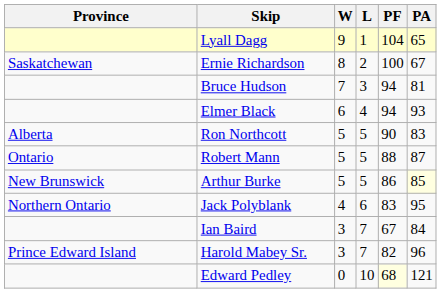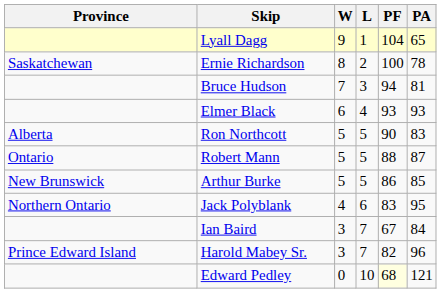(418, 63) 67 -> (418, 63) 78
(389, 110) 94 -> (389, 110) 93
(418, 181) lightyellow background -> (418, 181) no background
